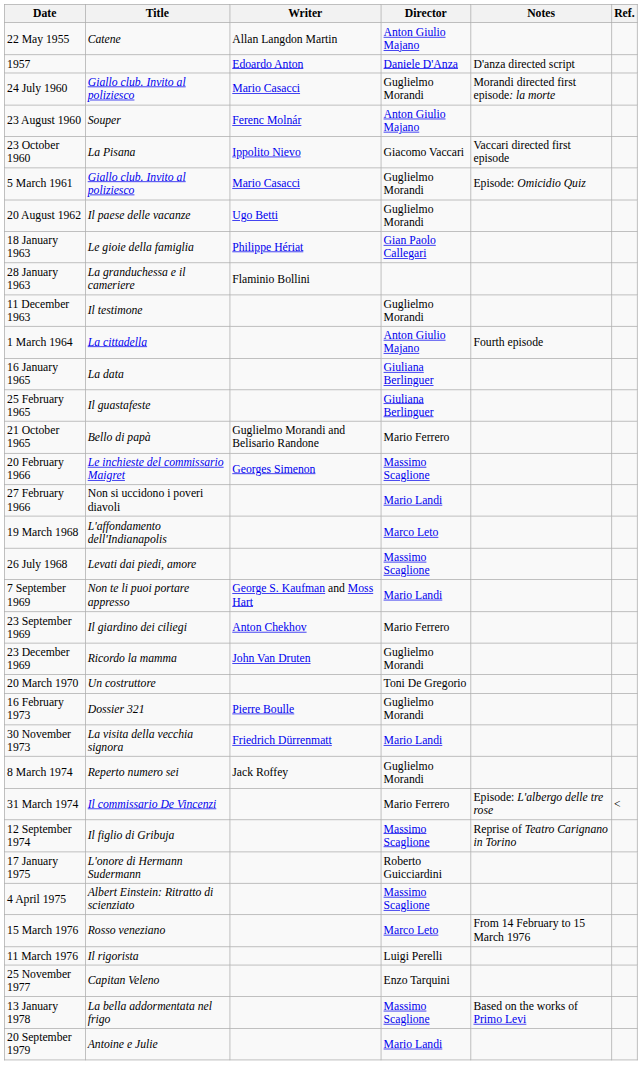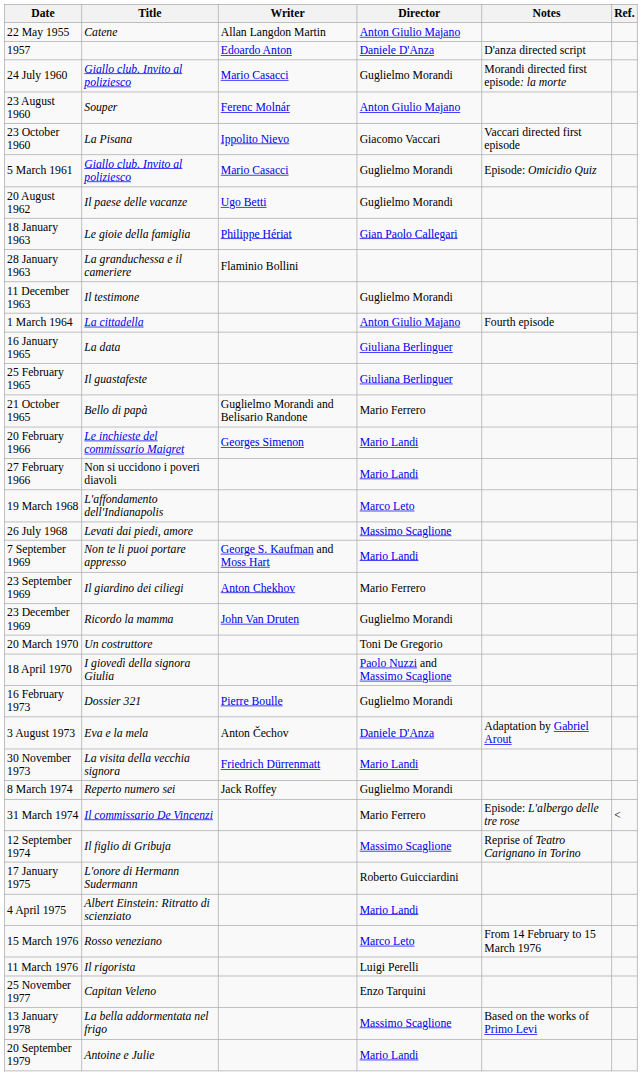(407, 469) Massimo Scaglione -> (389, 442) Mario Landi
+ row: (40, 669)
+ row: (41, 733)
(407, 899) Massimo Scaglione -> (389, 909) Mario Landi
